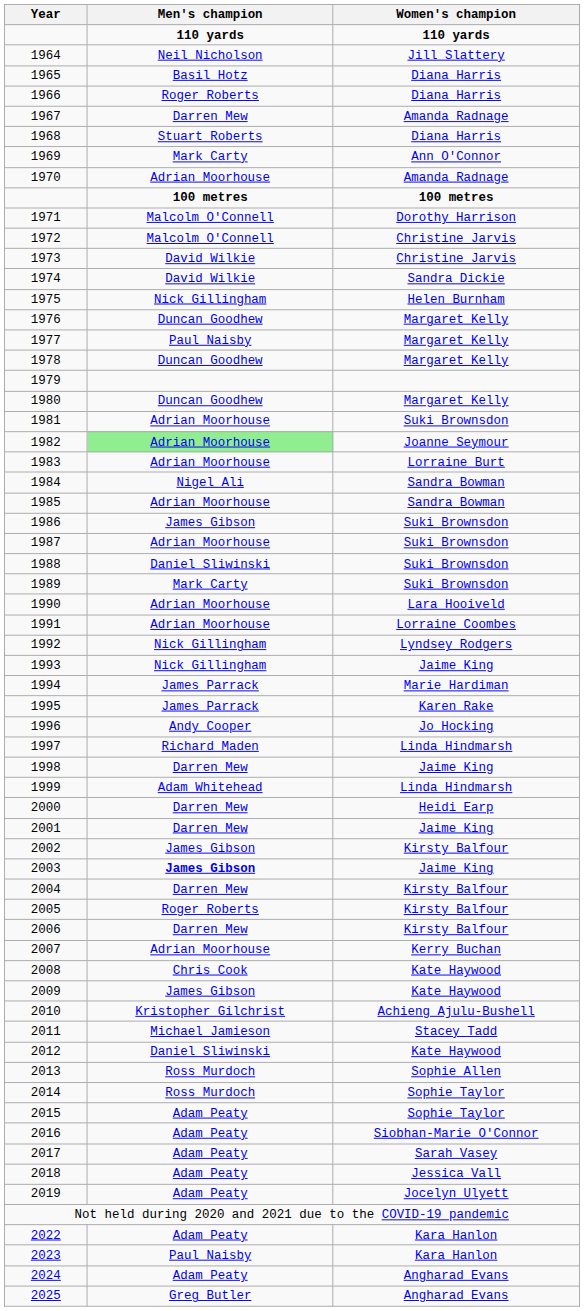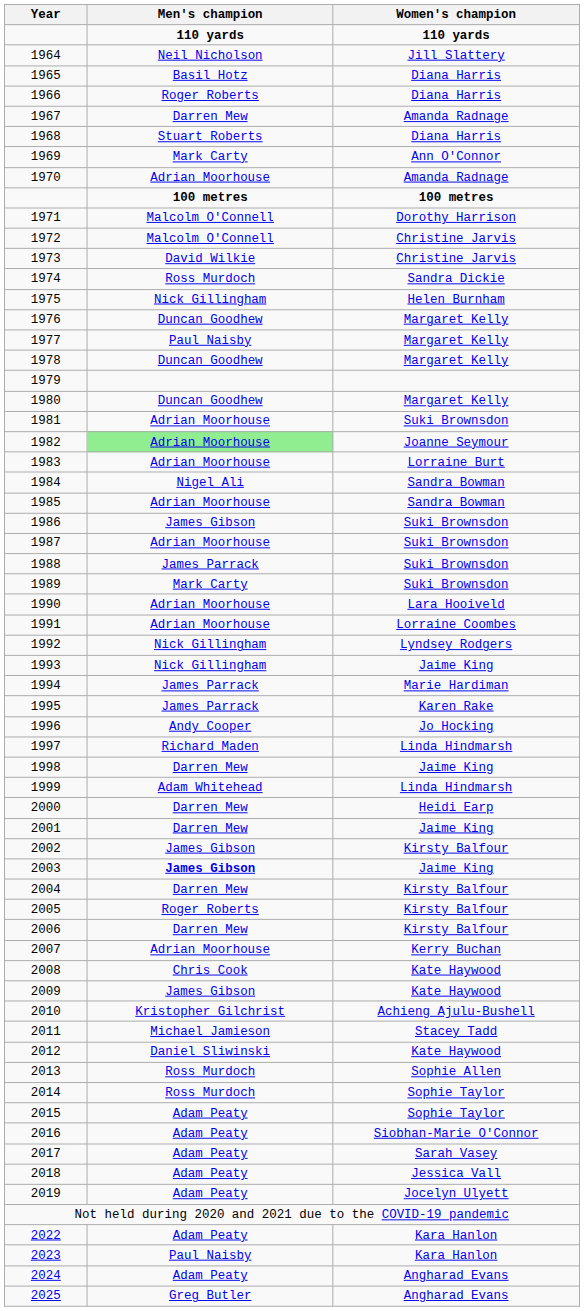(210, 279) David Wilkie -> (210, 279) Ross Murdoch
(210, 564) Daniel Sliwinski -> (210, 564) James Parrack
